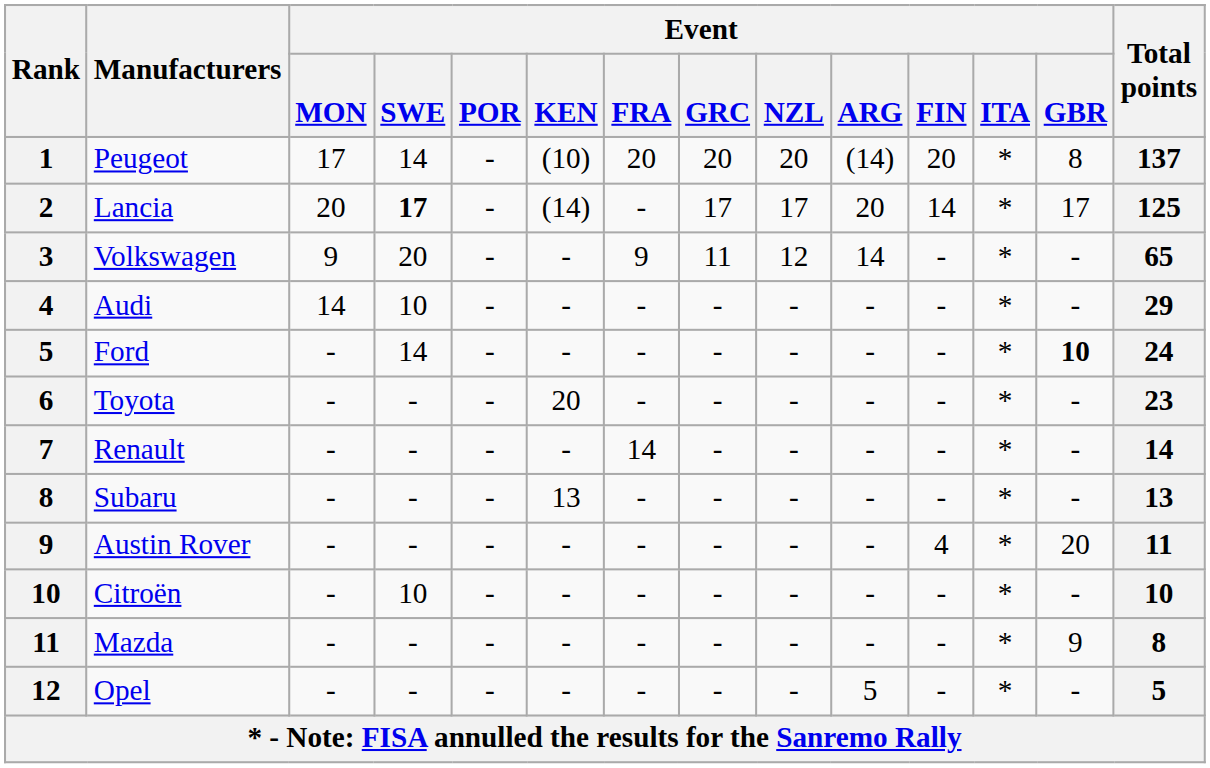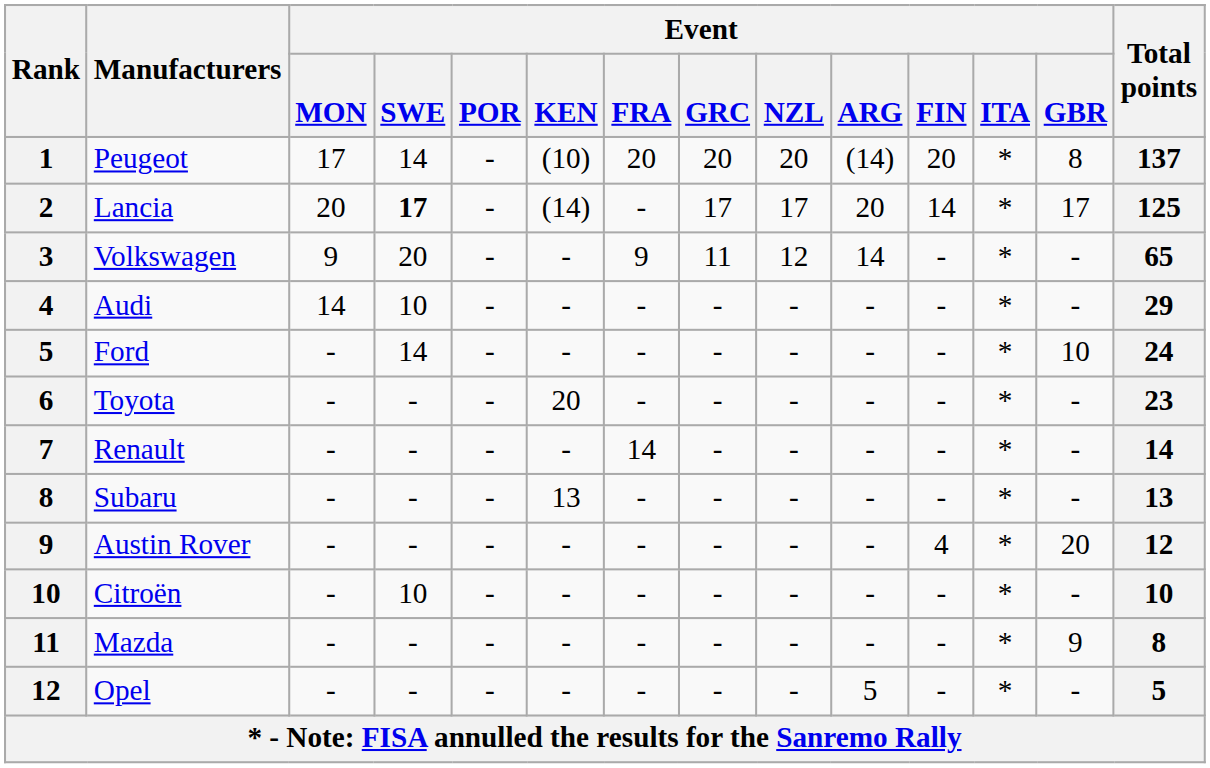(1075, 352) bold -> (1075, 352) normal
(1159, 545) 11 -> (1159, 545) 12
